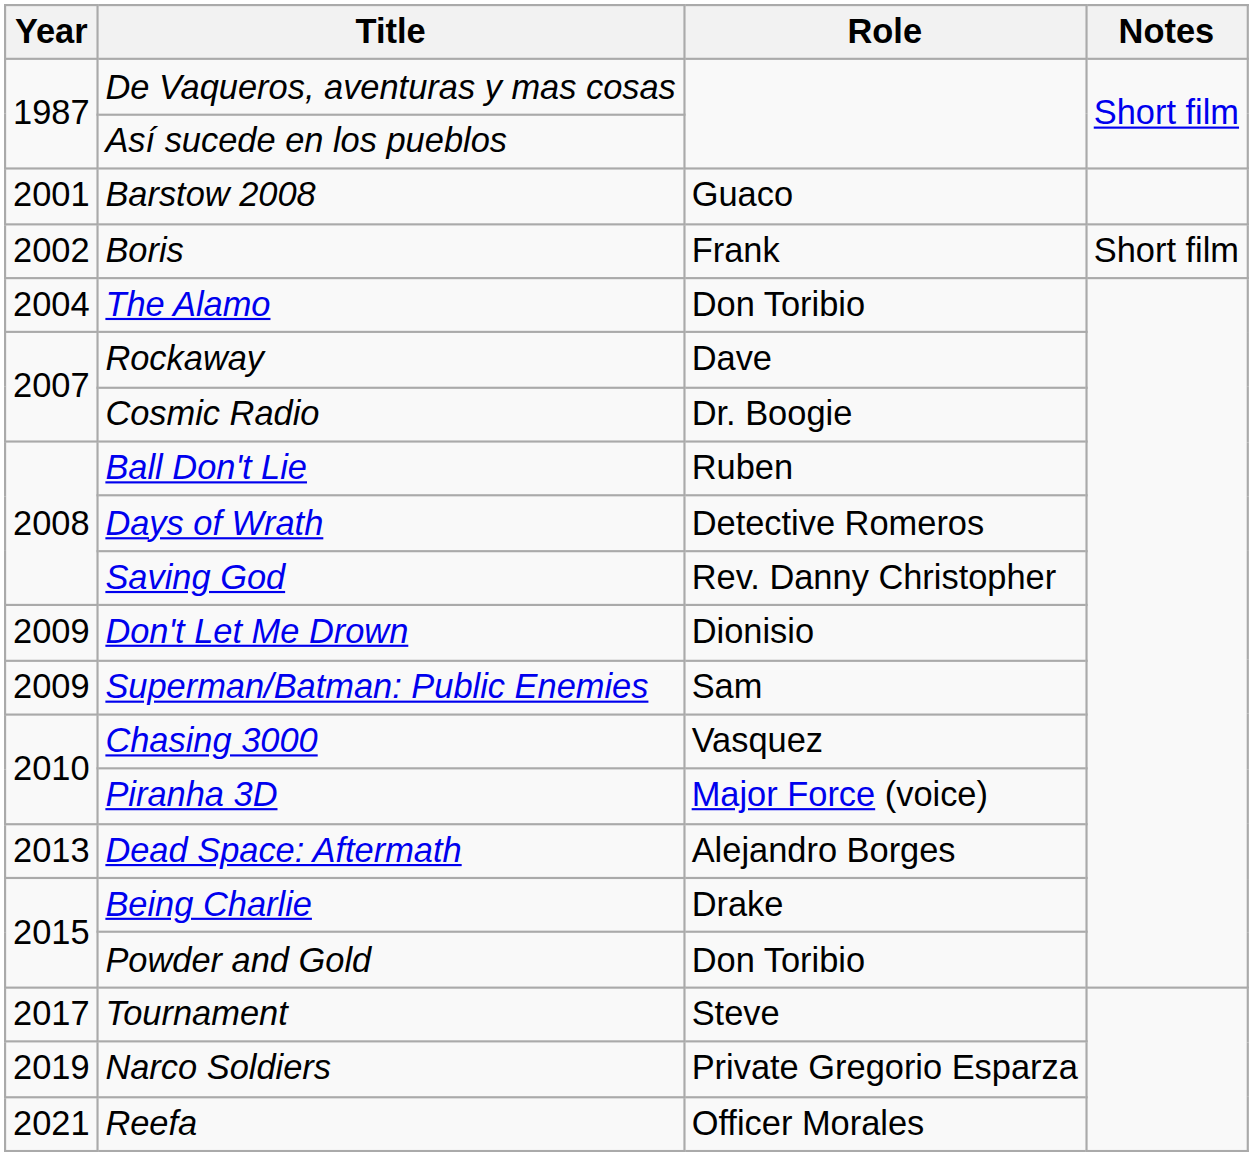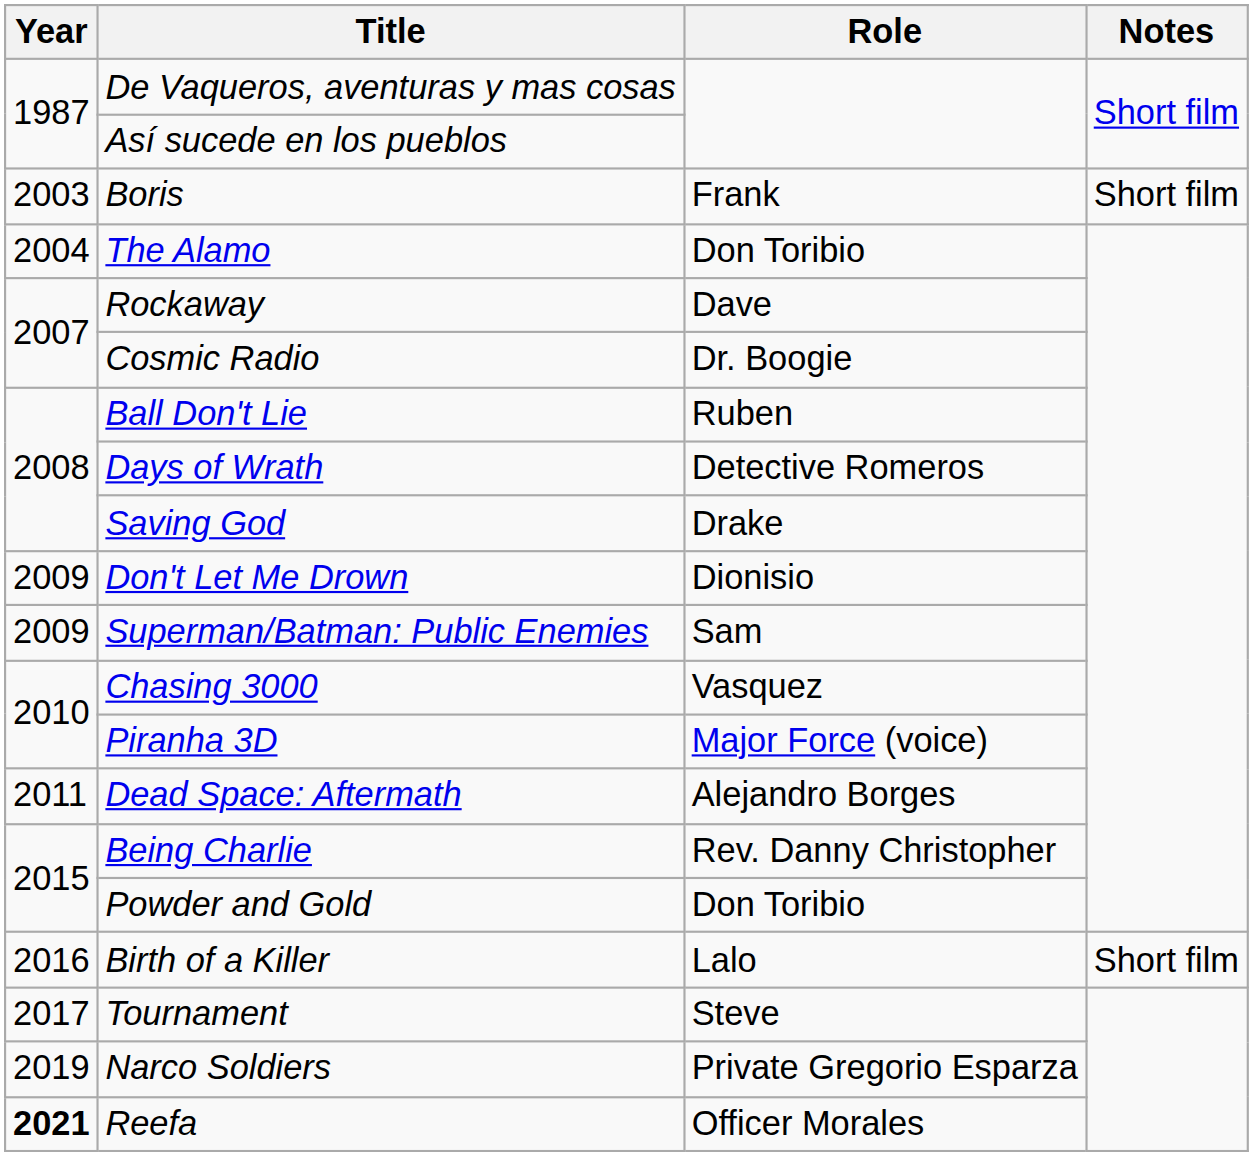- row: (211, 195)
(51, 250) 2002 -> (51, 195) 2003
(874, 577) Rev. Danny Christopher -> (738, 522) Drake
(51, 850) 2013 -> (50, 795) 2011
(738, 904) Drake -> (874, 850) Rev. Danny Christopher
+ row: (217, 959)
(51, 1122) normal -> (51, 1122) bold
